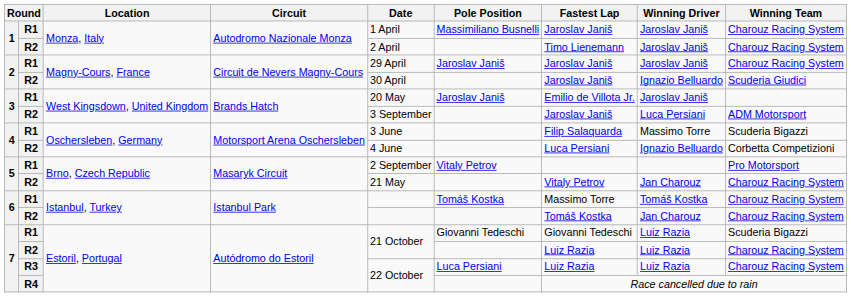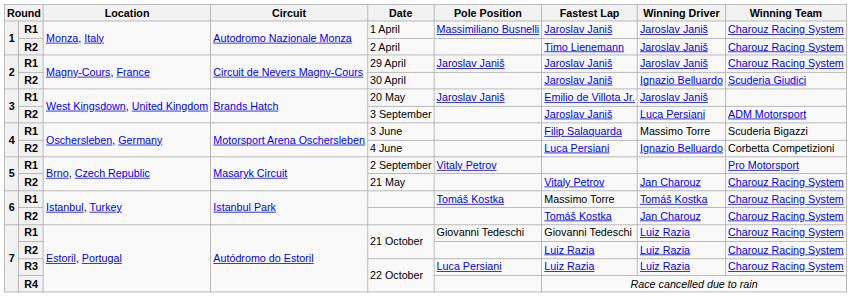(768, 233) Scuderia Bigazzi -> (786, 233) Charouz Racing System
